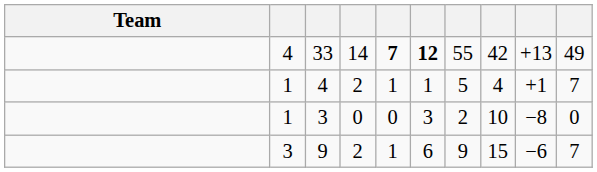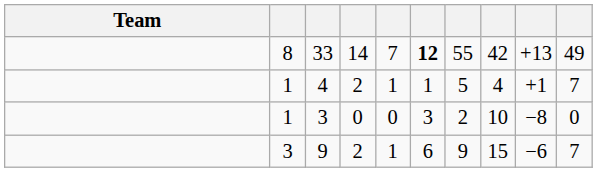(288, 53) 4 -> (288, 53) 8
(393, 53) bold -> (393, 53) normal
